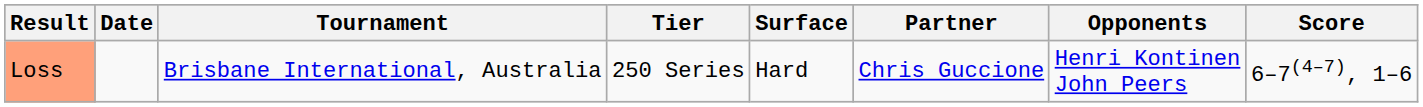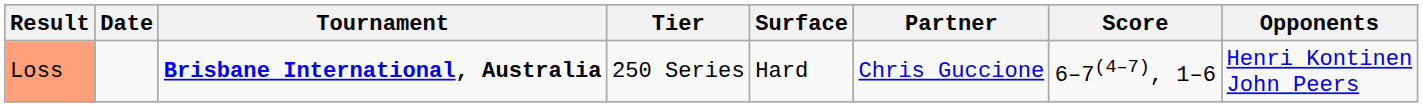columns swapped: (1148, 23) <-> (1332, 23)
(383, 72) normal -> (383, 72) bold
